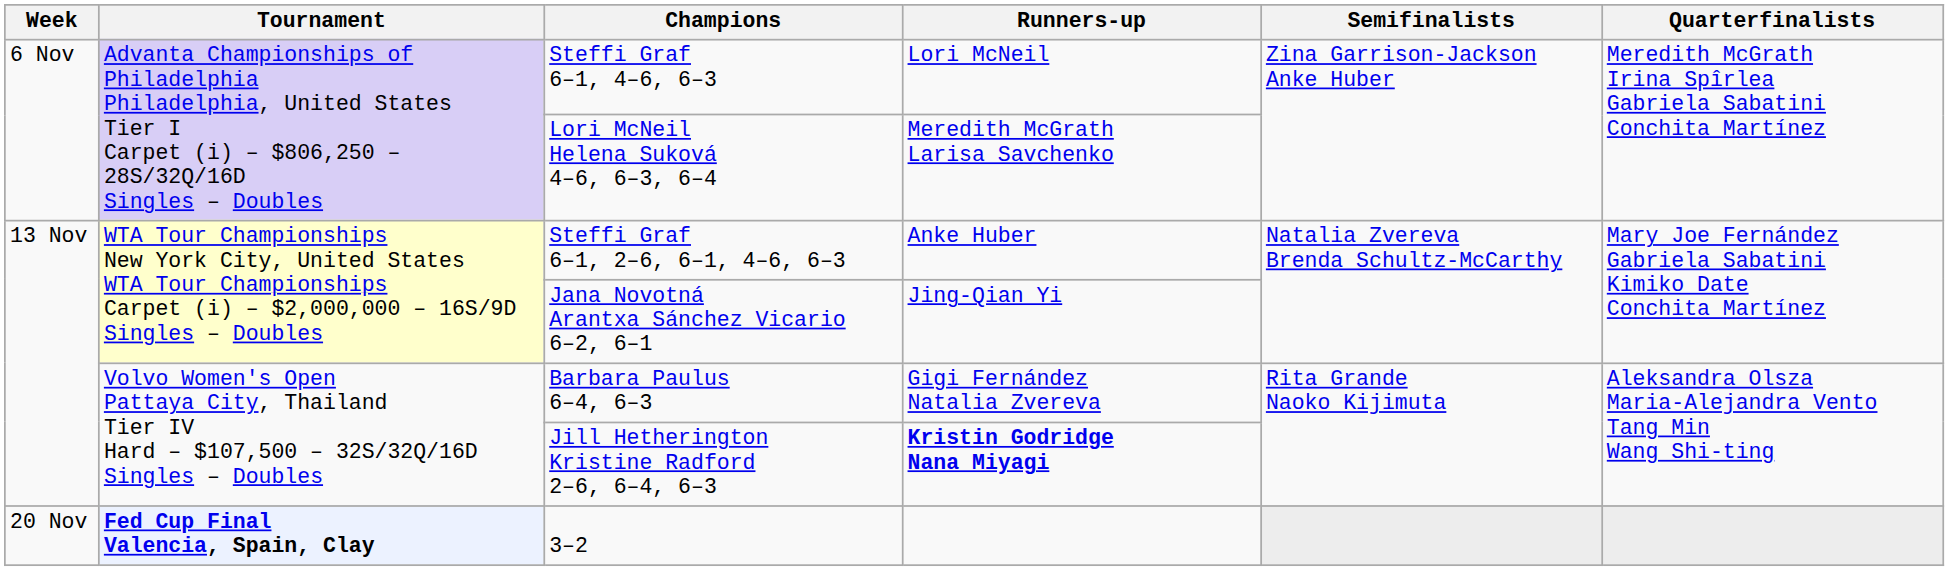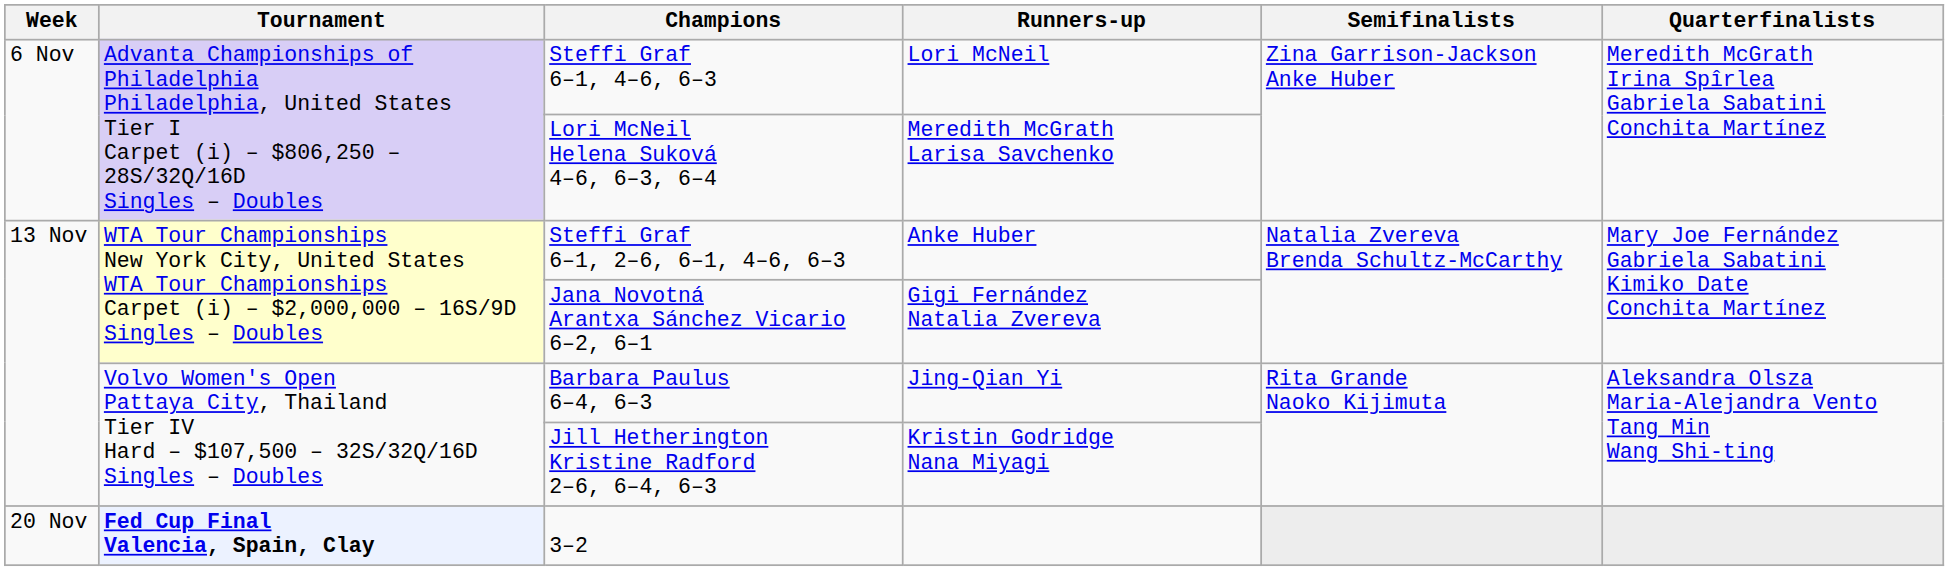(985, 297) Jing-Qian Yi -> (1004, 309) Gigi Fernández Natalia Zvereva
(1004, 393) Gigi Fernández Natalia Zvereva -> (985, 381) Jing-Qian Yi
(1011, 452) bold -> (1011, 452) normal
